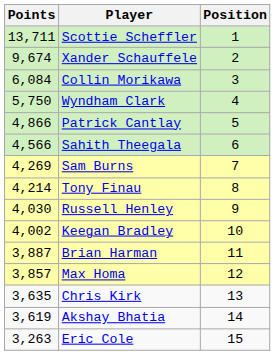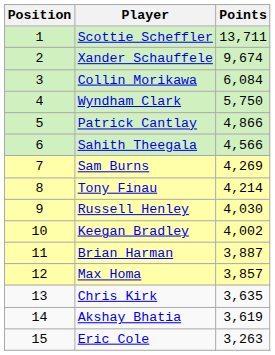columns swapped: (235, 15) <-> (32, 15)
